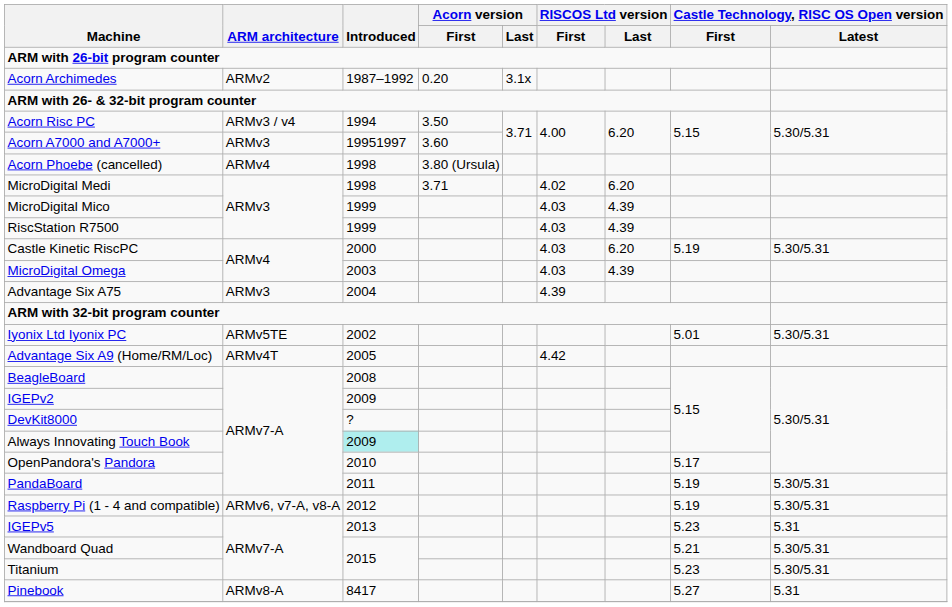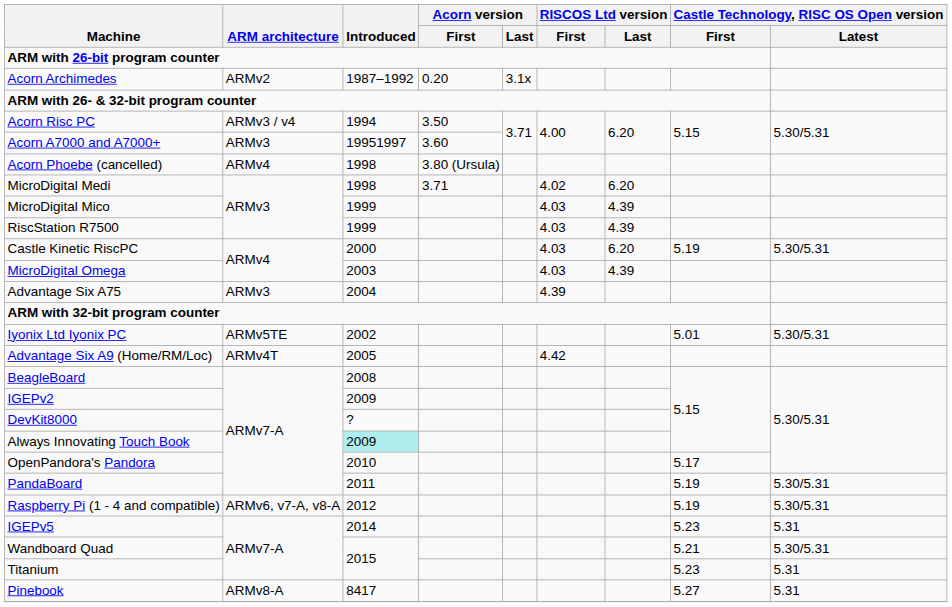(361, 526) 2013 -> (361, 526) 2014
(802, 569) 5.30/5.31 -> (787, 569) 5.31
